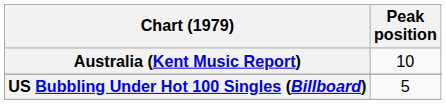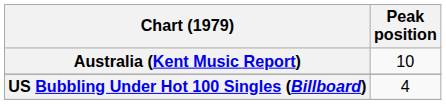(405, 86) 5 -> (405, 86) 4
